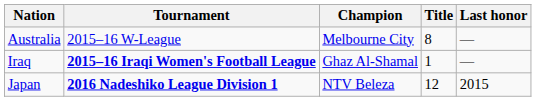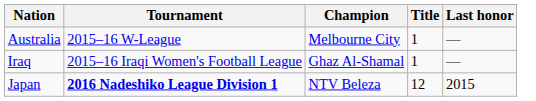(428, 38) 8 -> (414, 38) 1
(191, 61) bold -> (185, 61) normal
